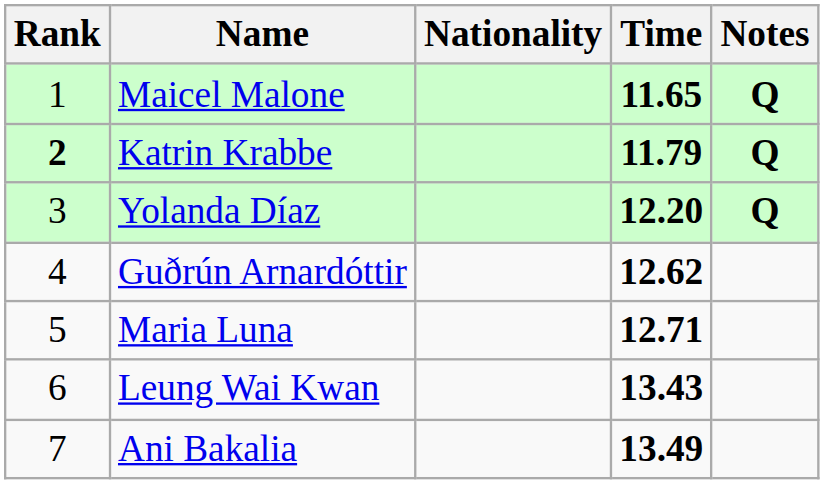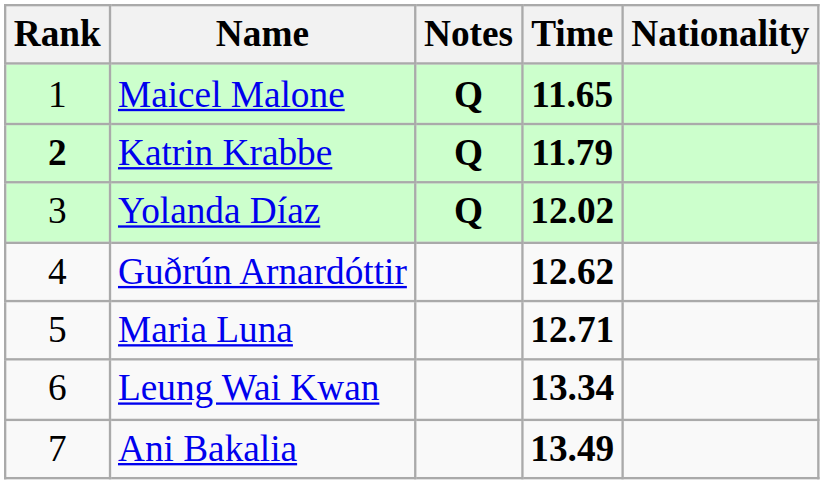columns swapped: (513, 34) <-> (765, 34)
(661, 211) 12.20 -> (572, 211) 12.02
(661, 388) 13.43 -> (572, 388) 13.34
